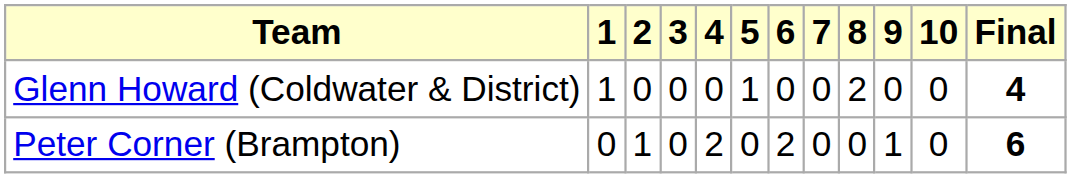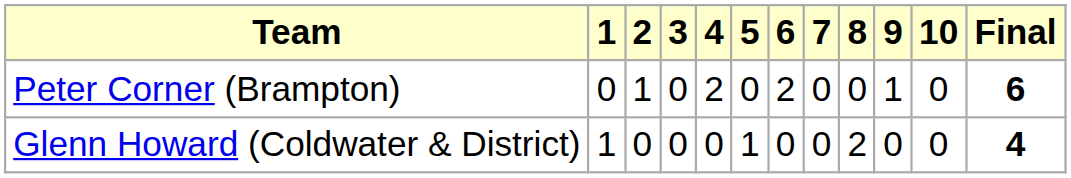rows swapped: (297, 88) <-> (207, 144)
